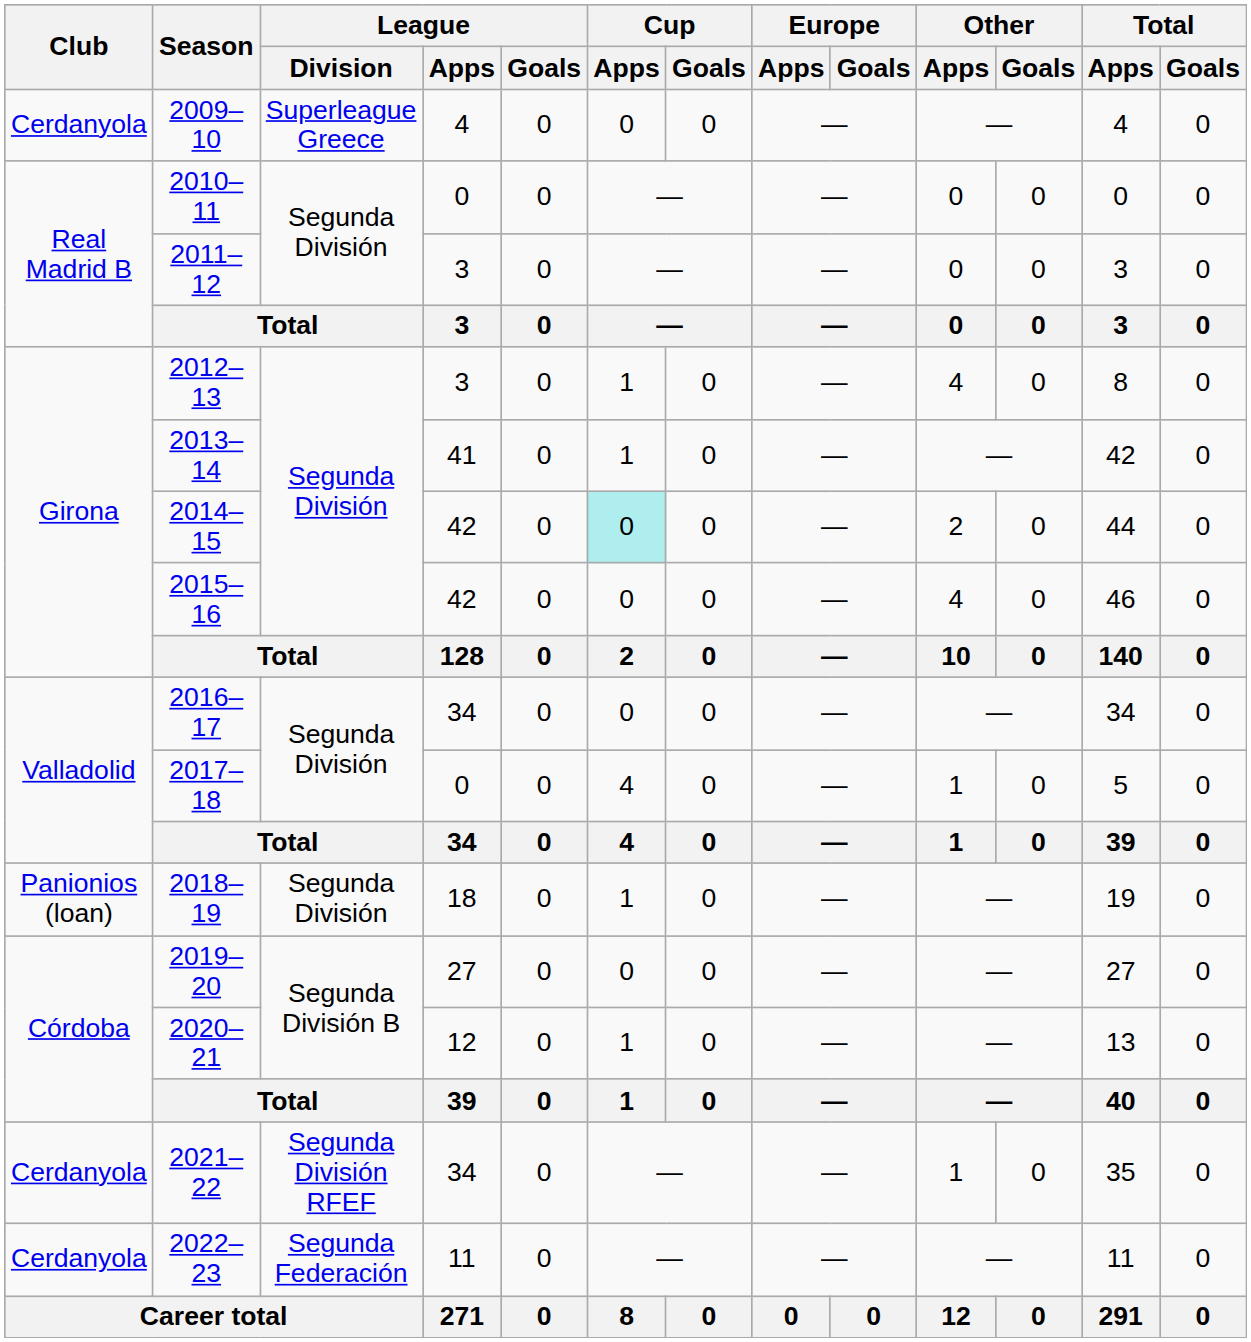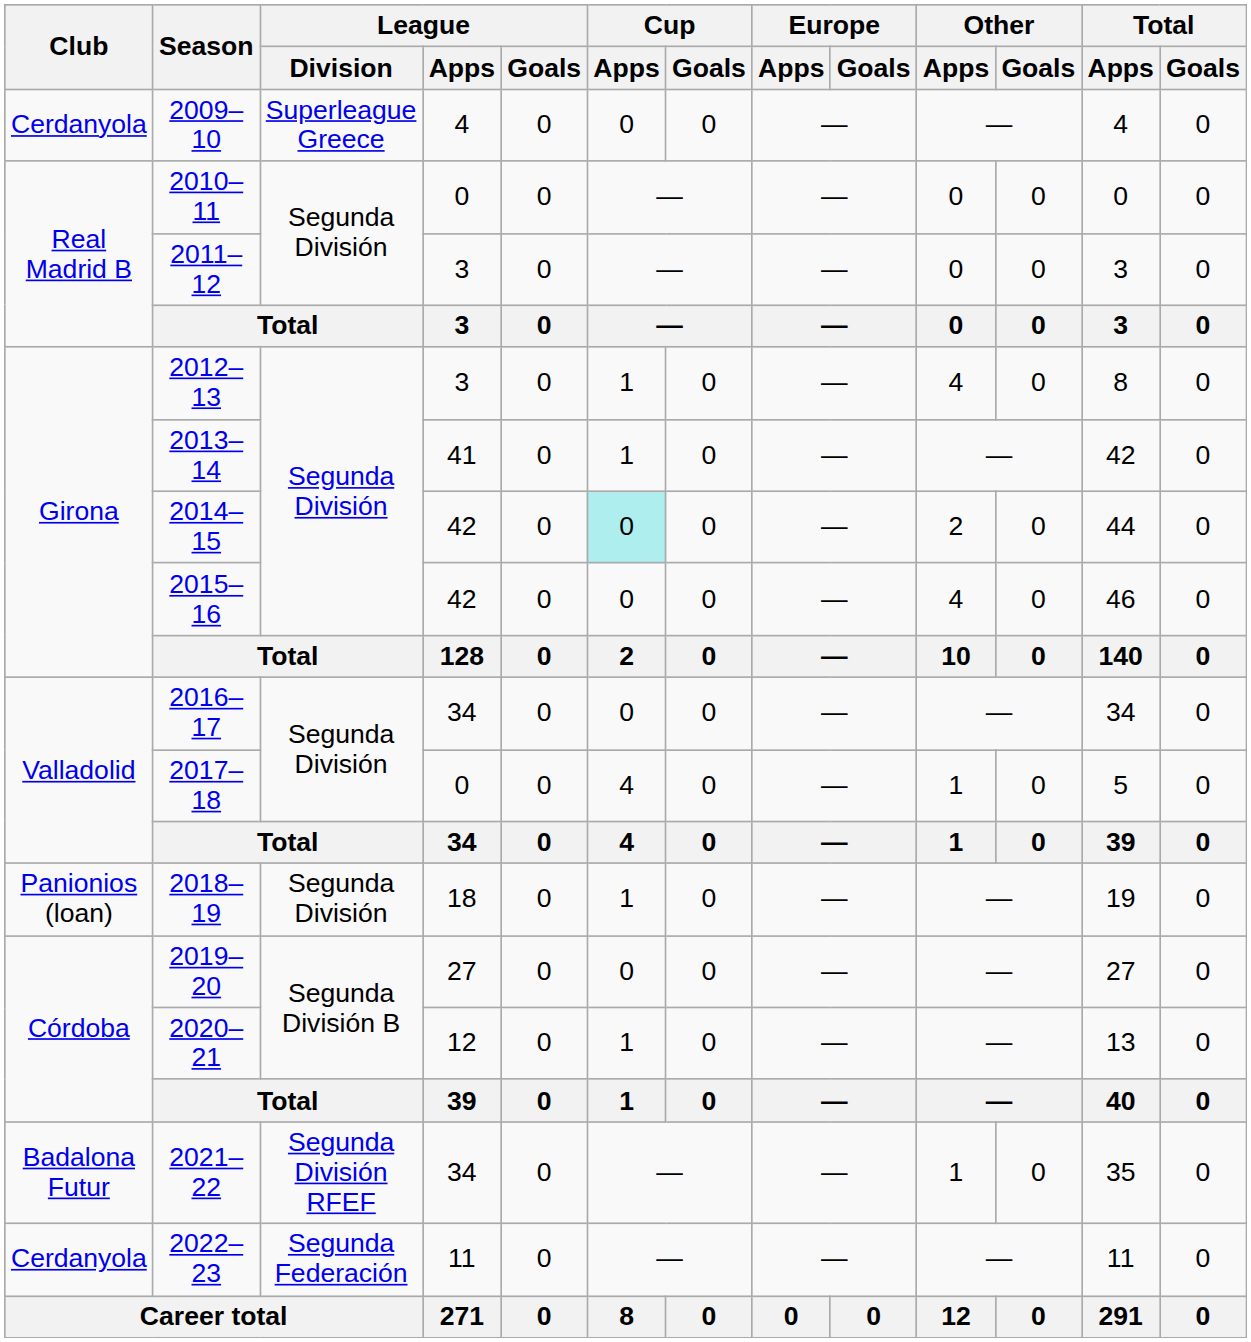(79, 1172) Cerdanyola -> (79, 1172) Badalona Futur
